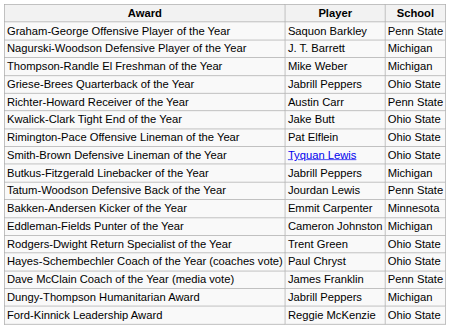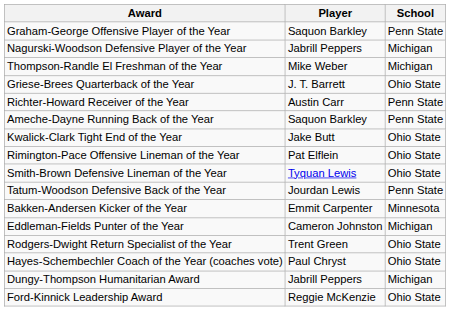(316, 48) J. T. Barrett -> (325, 48) Jabrill Peppers
(325, 84) Jabrill Peppers -> (316, 84) J. T. Barrett
+ row: (110, 119)
- row: (108, 173)
- row: (121, 279)
